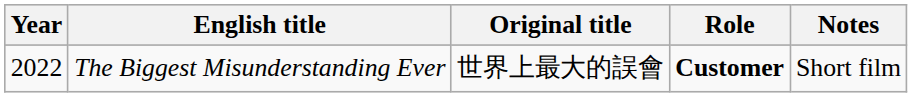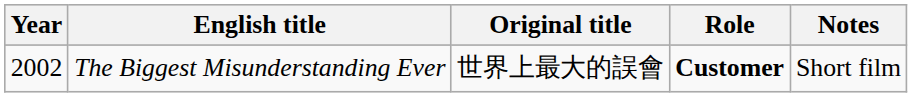(37, 68) 2022 -> (37, 68) 2002
